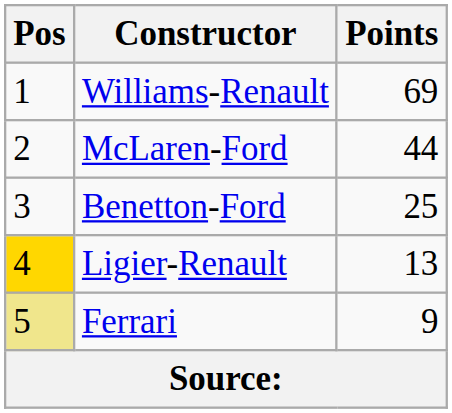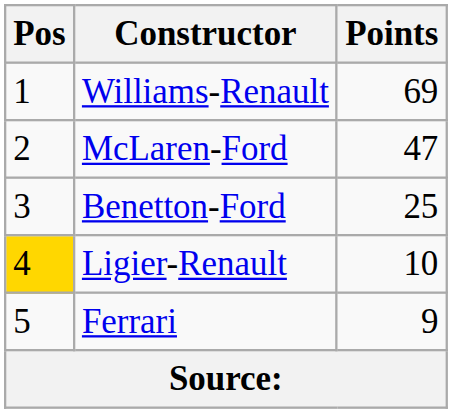(421, 148) 44 -> (421, 148) 47
(421, 264) 13 -> (421, 264) 10
(22, 321) khaki background -> (22, 321) no background
